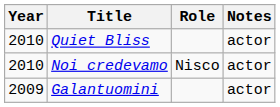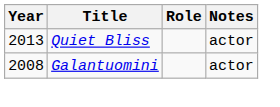(26, 41) 2010 -> (26, 41) 2013
- row: (109, 65)
(26, 90) 2009 -> (26, 65) 2008
